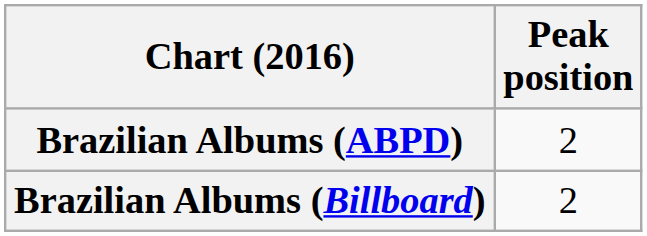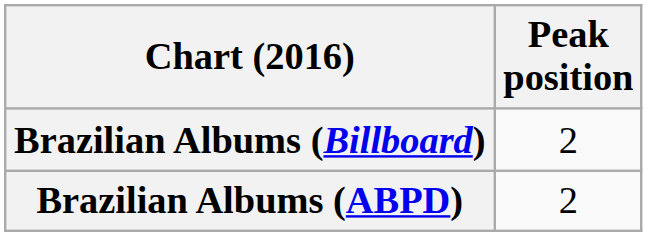rows swapped: (250, 139) <-> (250, 199)
